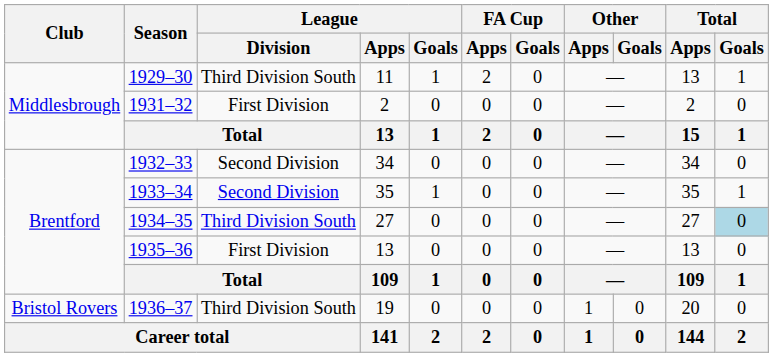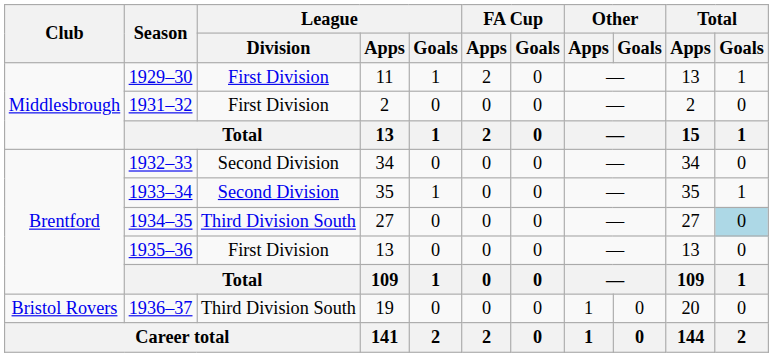(278, 76) Third Division South -> (278, 76) First Division
